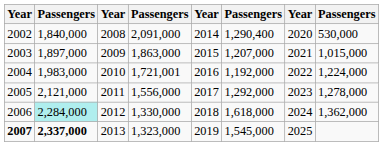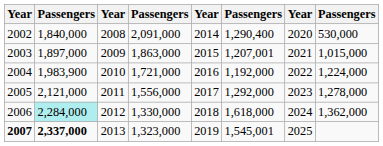(249, 53) 1,207,000 -> (249, 53) 1,207,001
(62, 72) 1,983,000 -> (62, 72) 1,983,900
(156, 72) 1,721,001 -> (156, 72) 1,721,000
(249, 131) 1,545,000 -> (249, 131) 1,545,001
